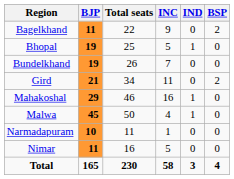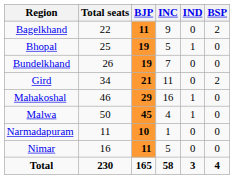columns swapped: (129, 13) <-> (91, 13)
